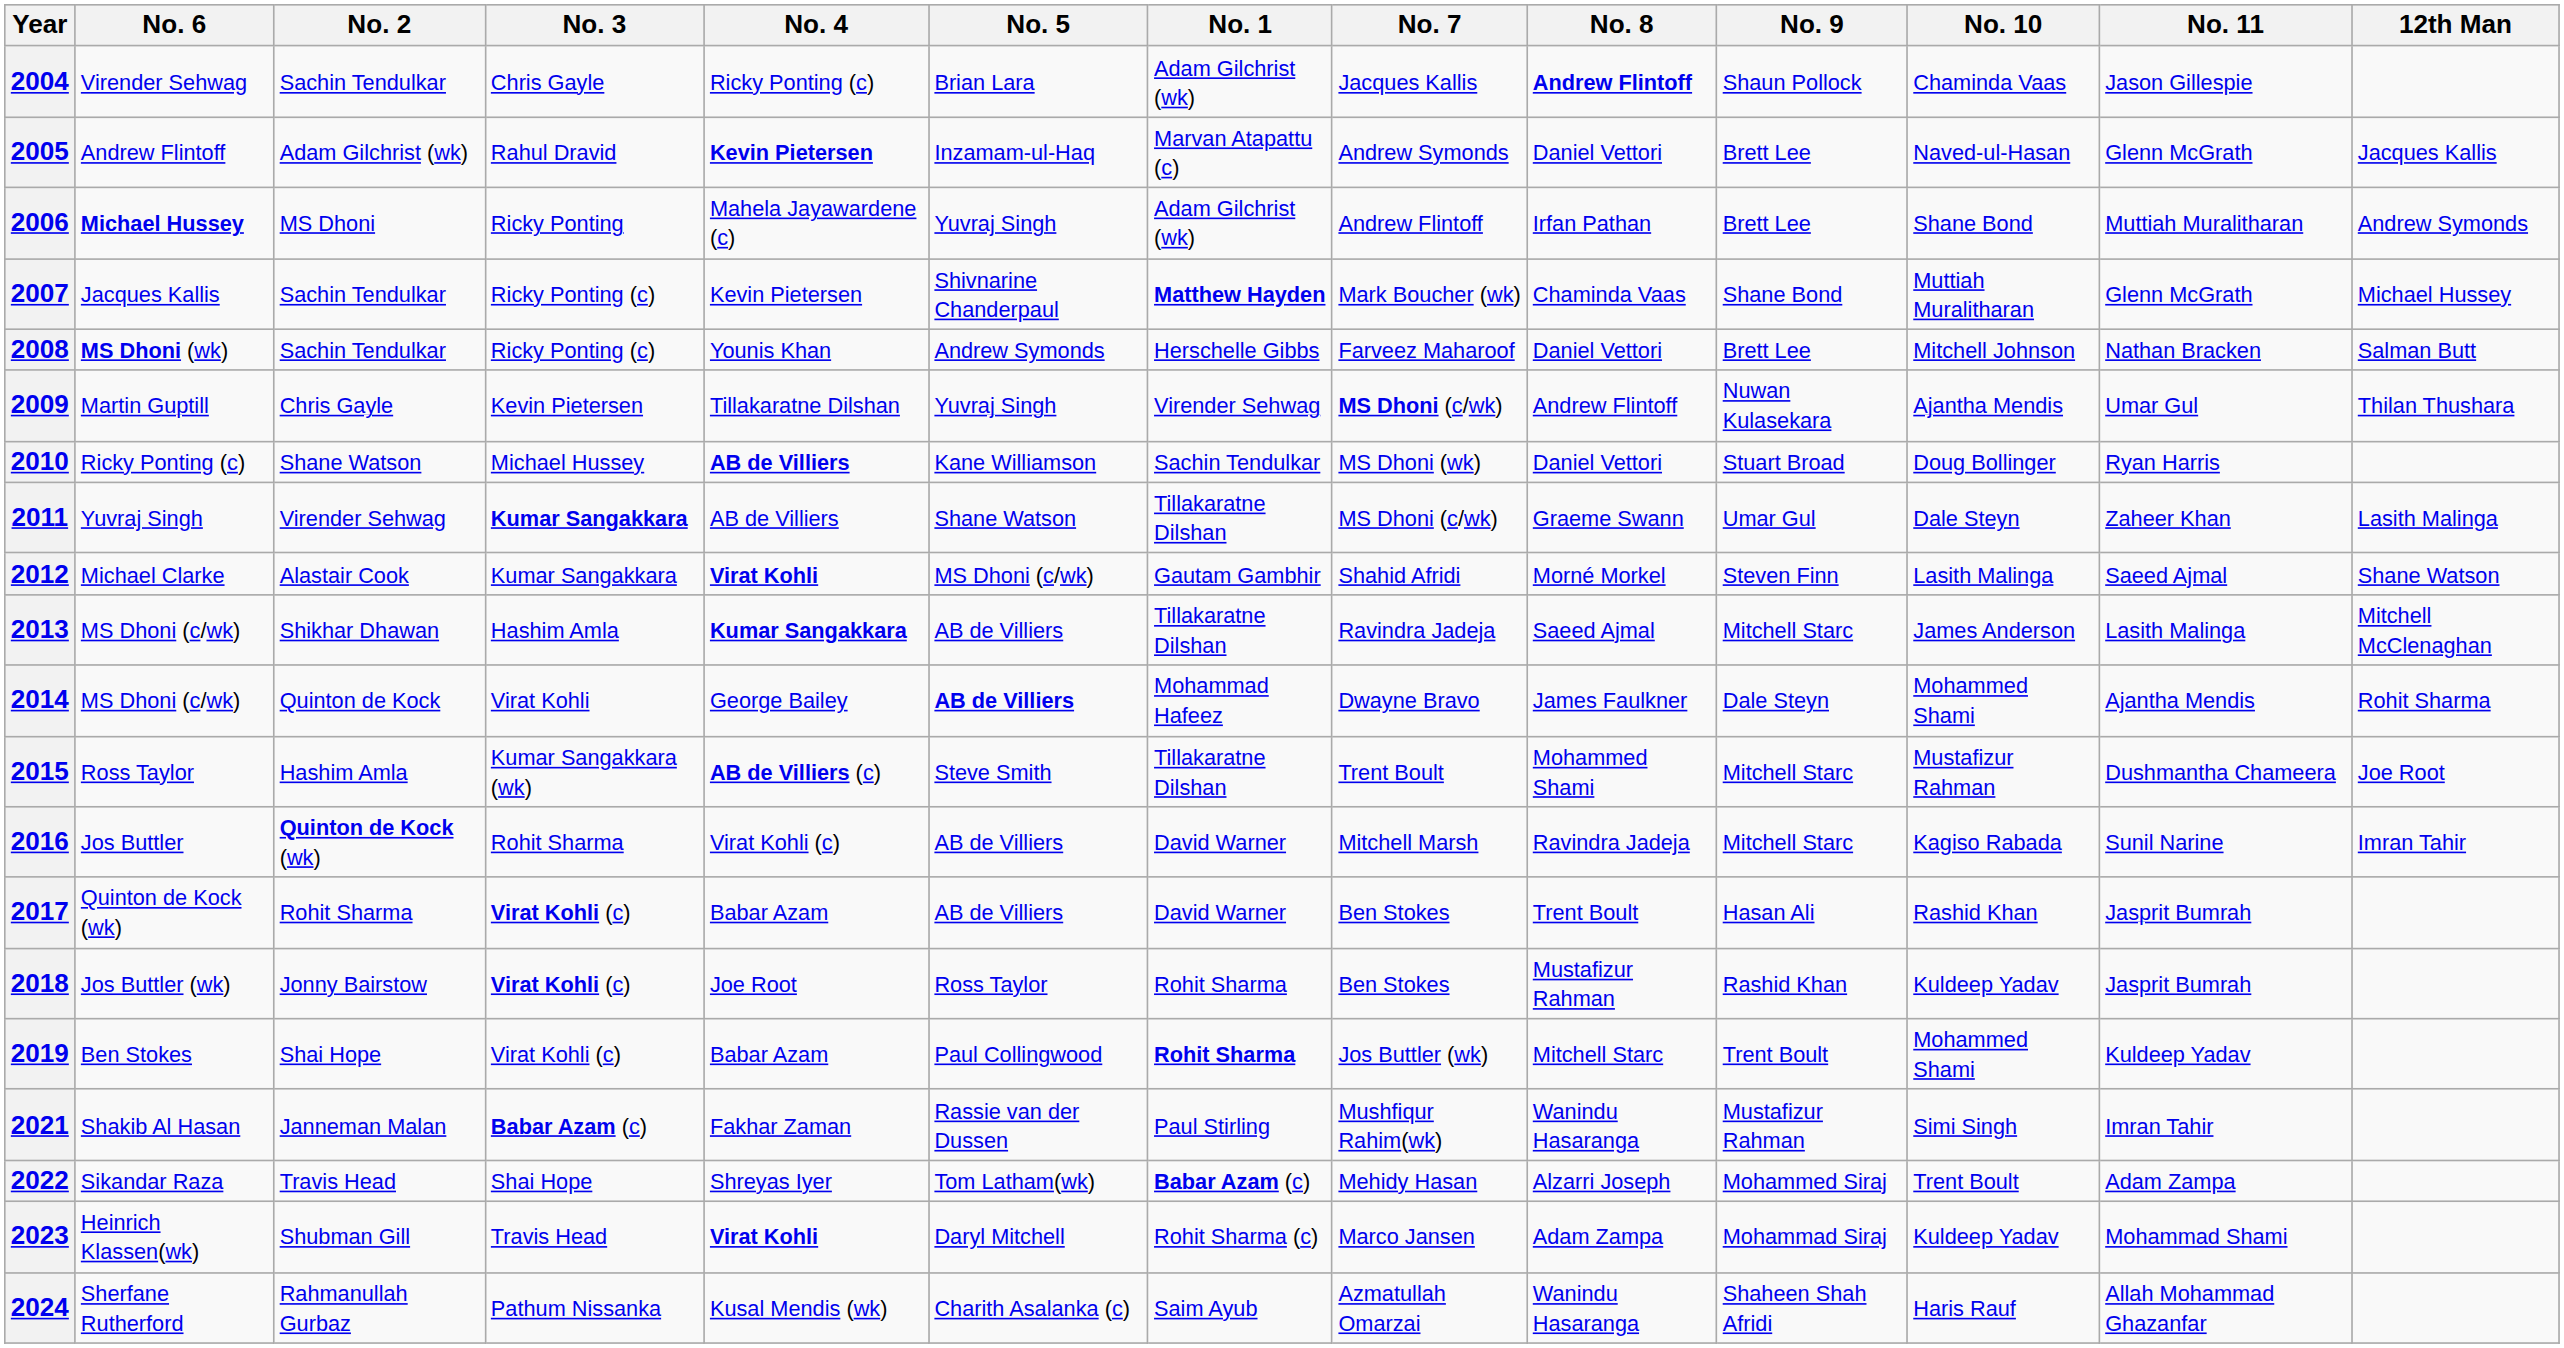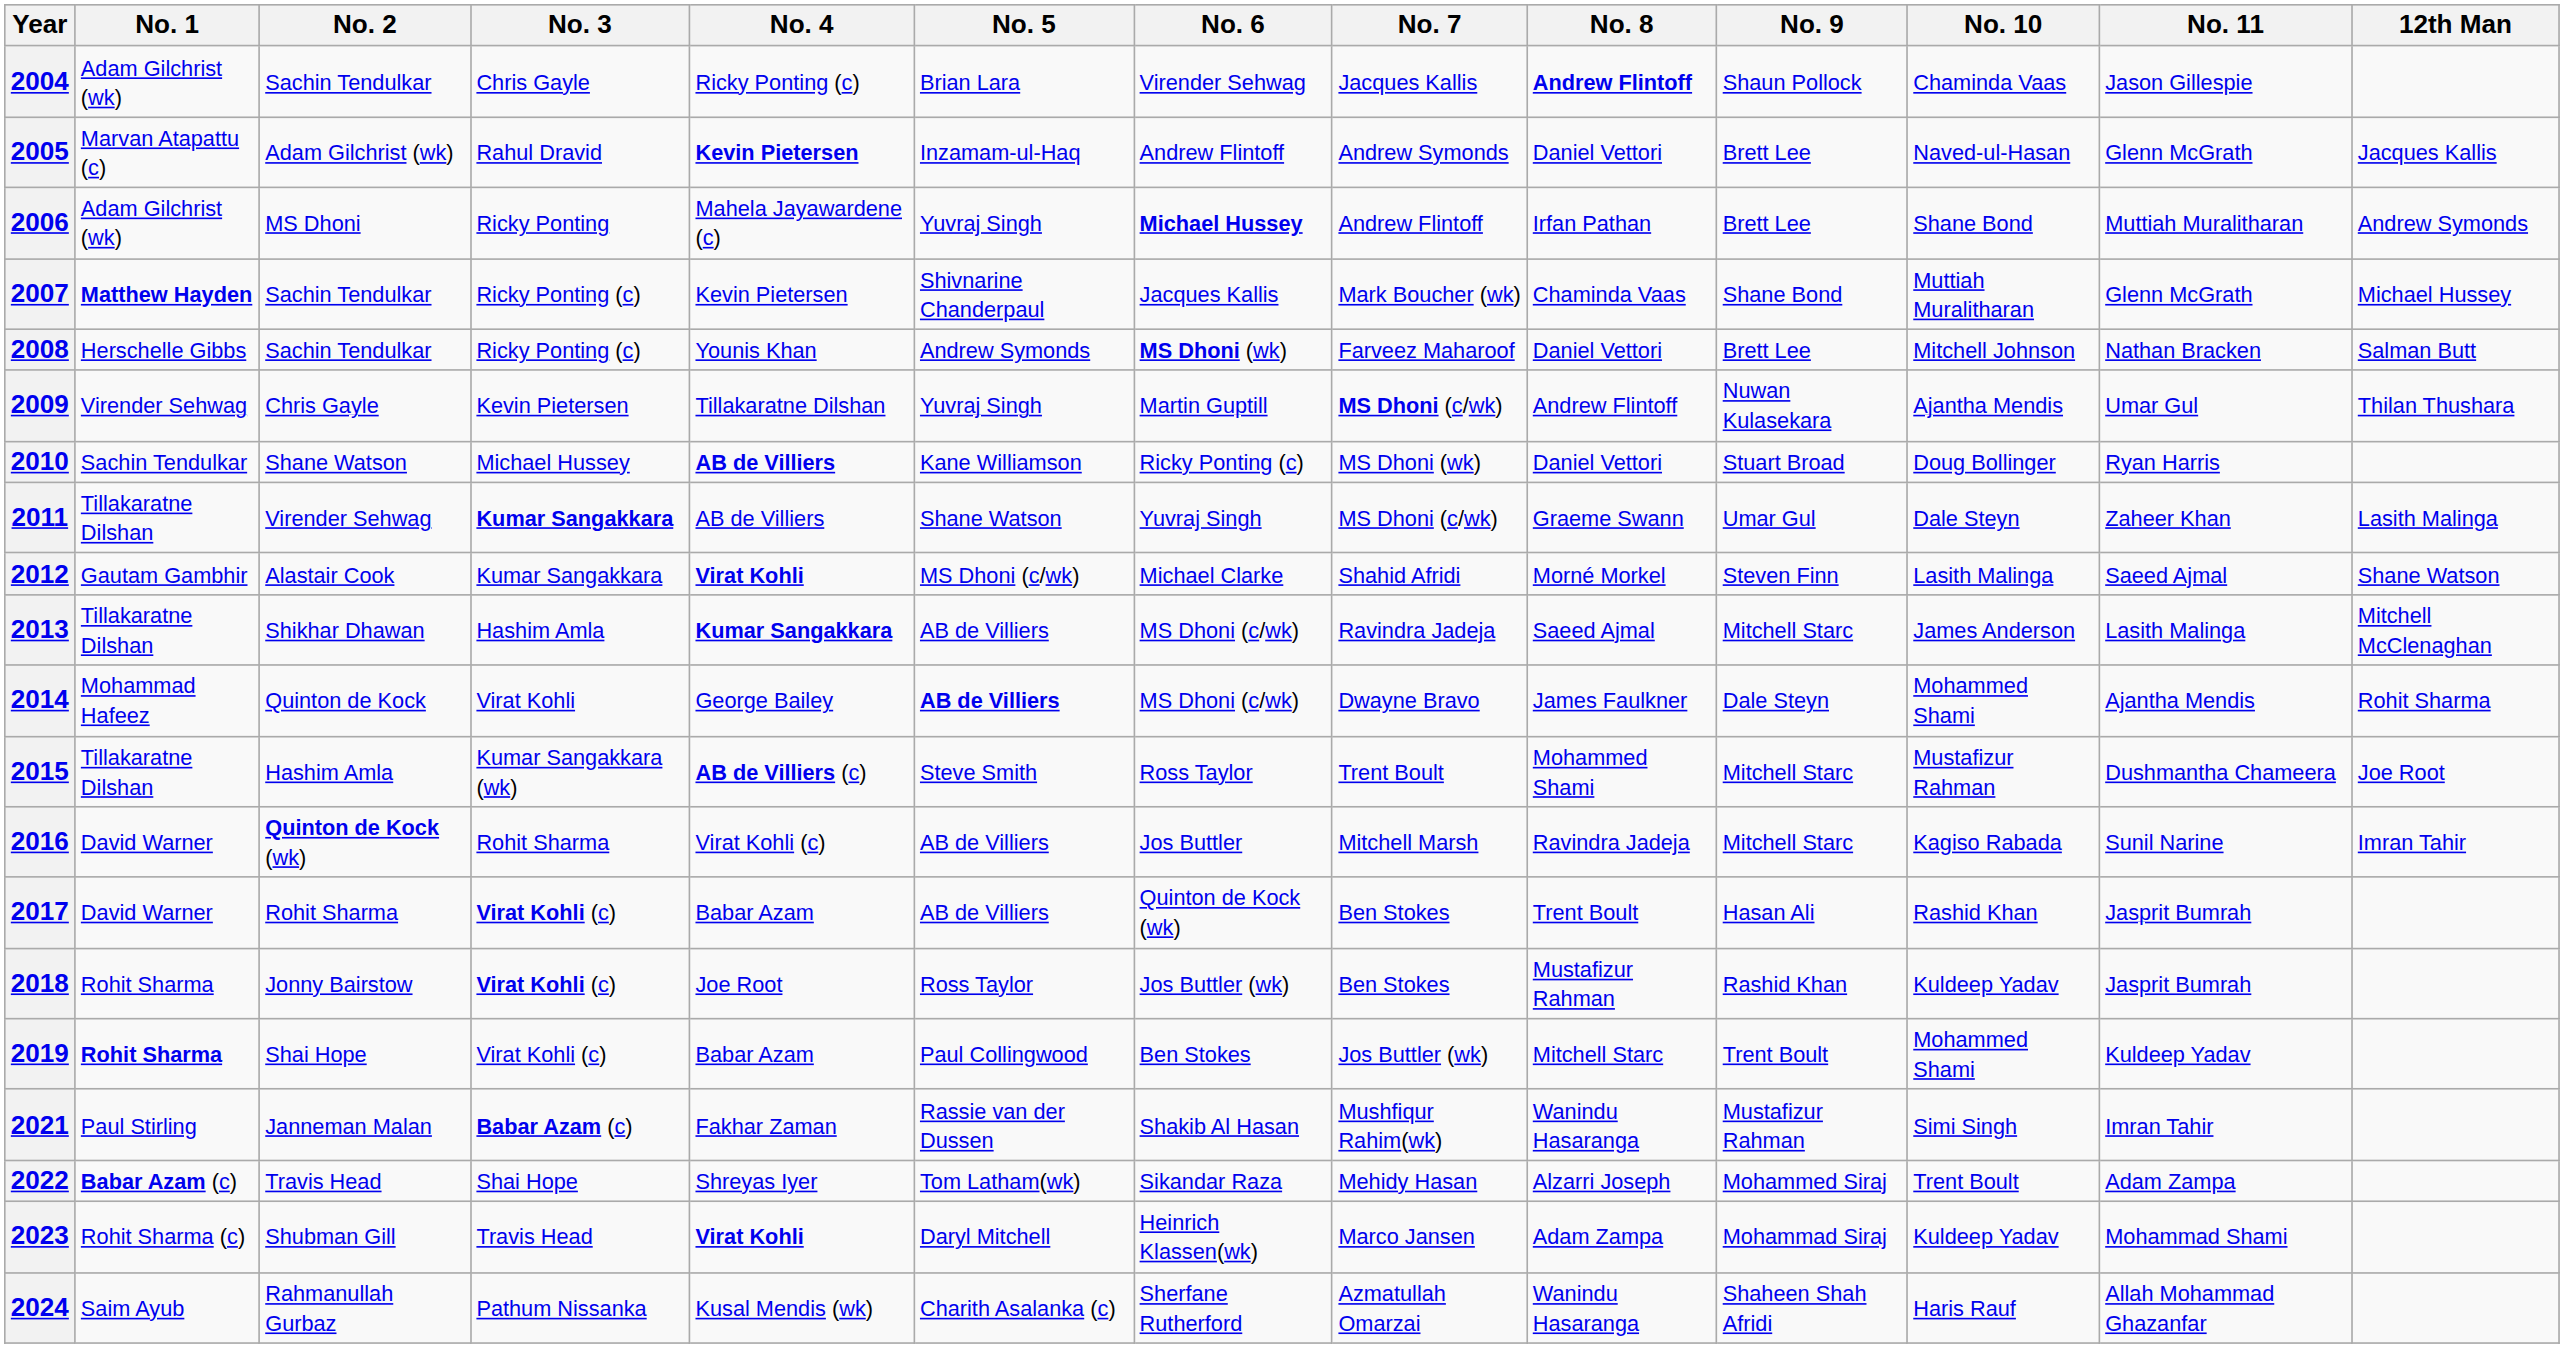columns swapped: (1240, 25) <-> (174, 25)
